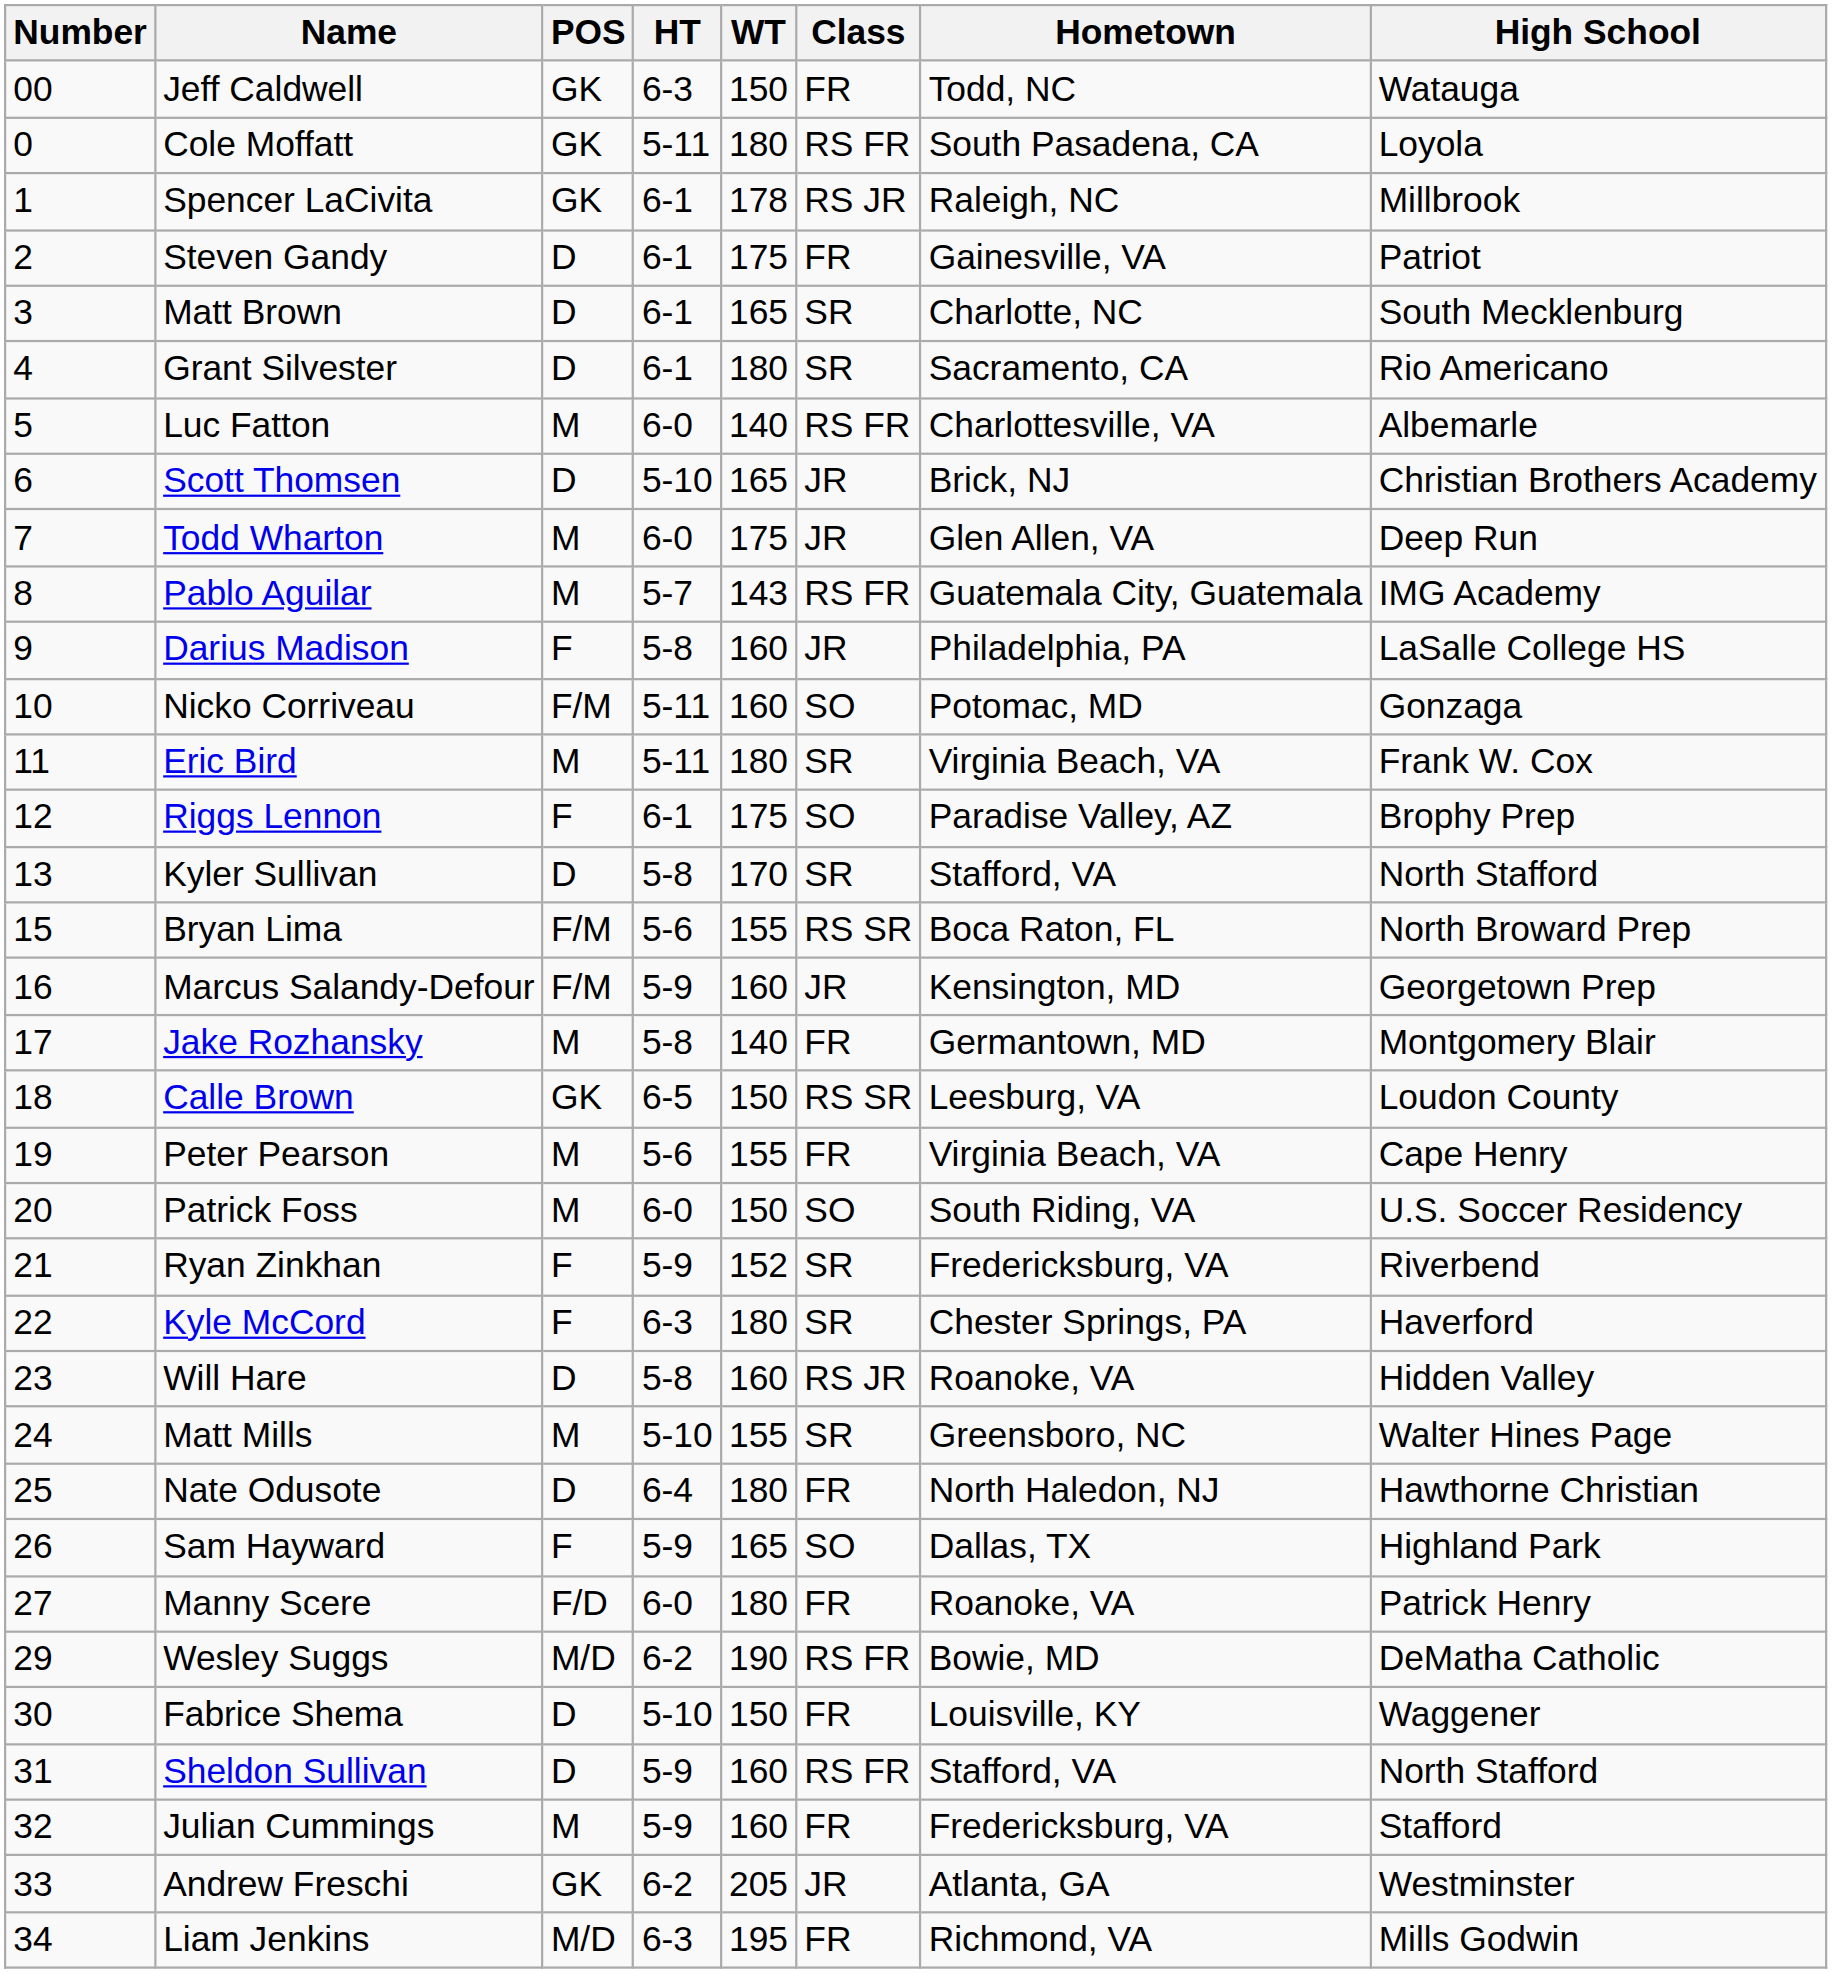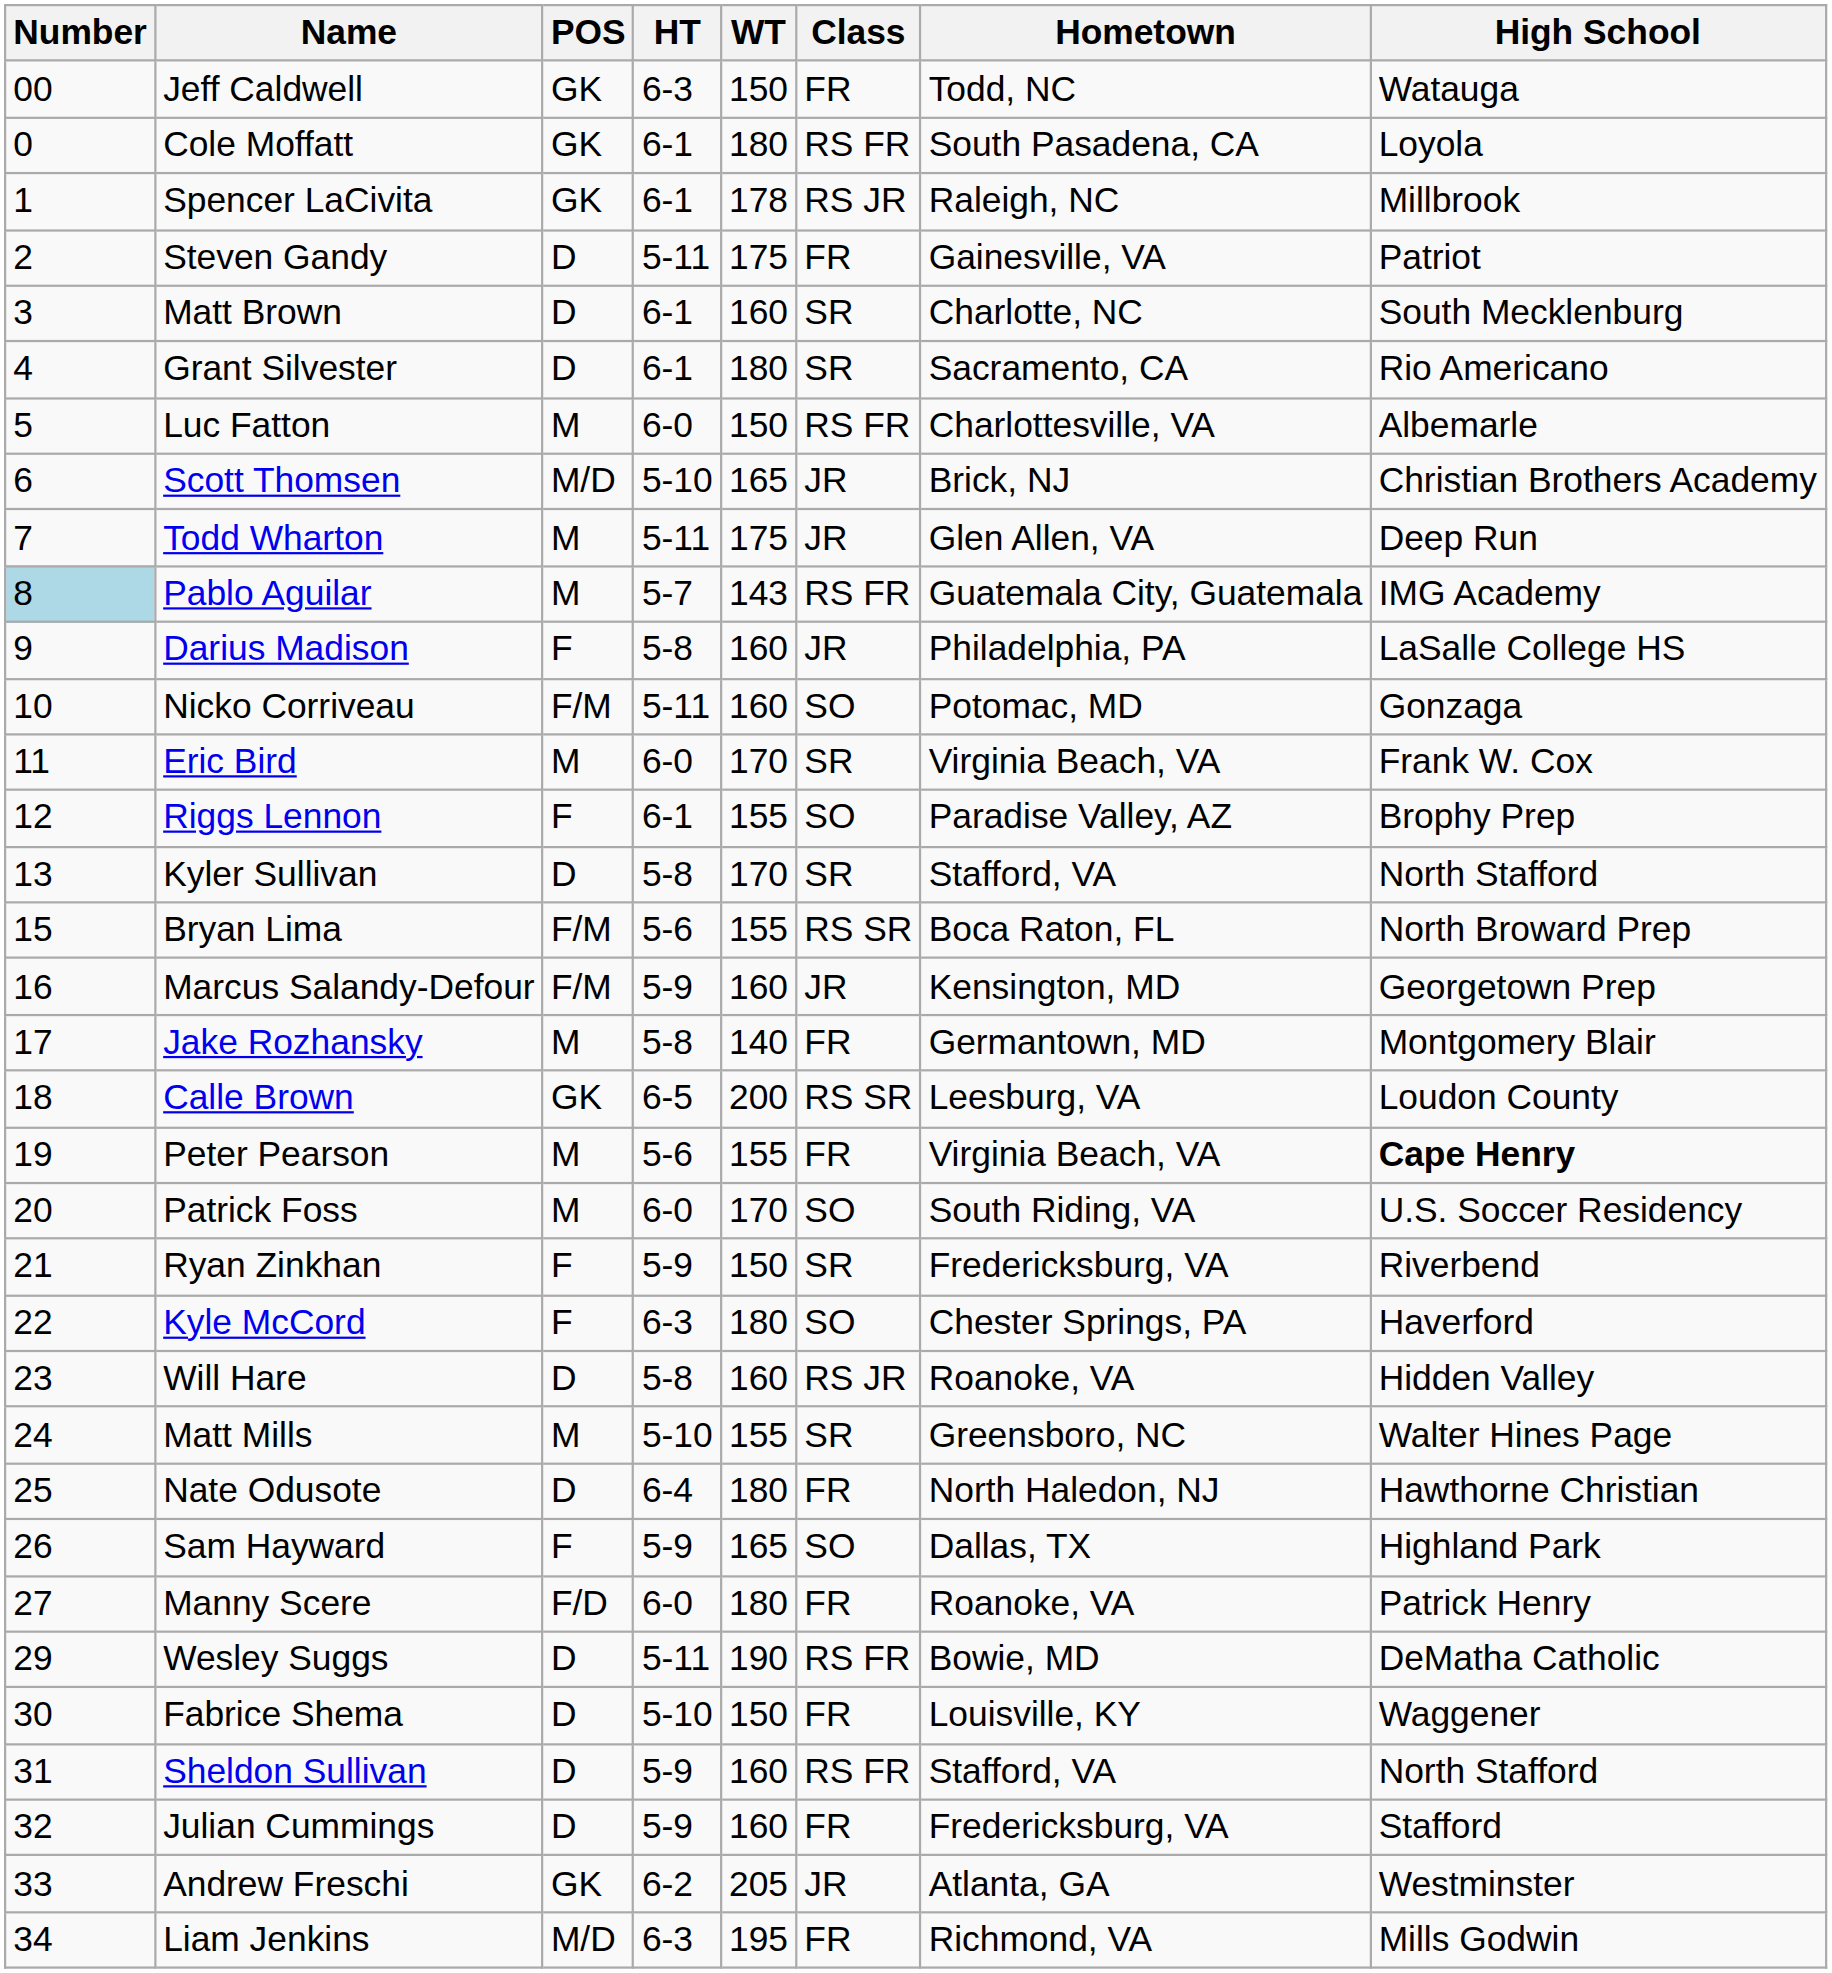(676, 144) 5-11 -> (667, 144) 6-1
(667, 256) 6-1 -> (676, 256) 5-11
(758, 312) 165 -> (758, 312) 160
(758, 425) 140 -> (758, 425) 150
(564, 481) D -> (583, 481) M/D
(667, 537) 6-0 -> (676, 537) 5-11
(23, 593) no background -> (23, 593) lightblue background
(676, 761) 5-11 -> (667, 761) 6-0
(758, 761) 180 -> (758, 761) 170
(758, 817) 175 -> (758, 817) 155
(758, 1098) 150 -> (758, 1098) 200
(1473, 1154) normal -> (1477, 1154) bold
(758, 1210) 150 -> (758, 1210) 170
(758, 1266) 152 -> (758, 1266) 150
(829, 1322) SR -> (830, 1322) SO
(583, 1658) M/D -> (564, 1658) D
(667, 1658) 6-2 -> (676, 1658) 5-11
(566, 1827) M -> (564, 1827) D
